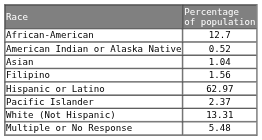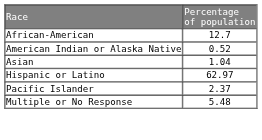- row: (28, 75)
- row: (61, 115)
